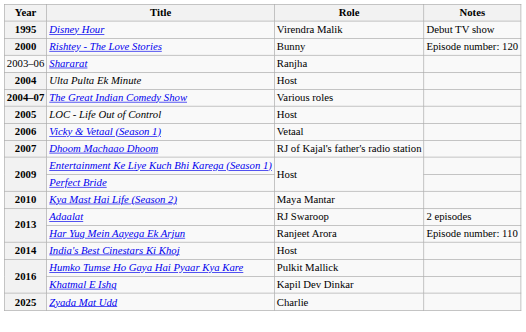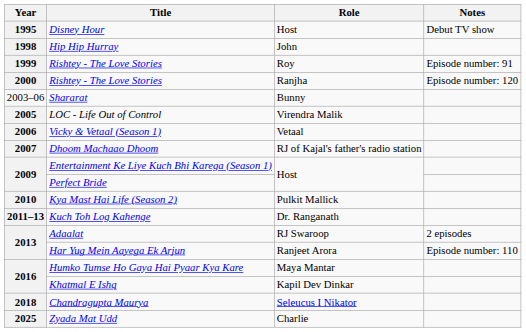(310, 30) Virendra Malik -> (287, 30) Host
+ row: (26, 47)
+ row: (26, 64)
(291, 47) Bunny -> (292, 81) Ranjha
(292, 64) Ranjha -> (291, 98) Bunny
- row: (26, 81)
- row: (26, 98)
(287, 115) Host -> (310, 115) Virendra Malik
(306, 200) Maya Mantar -> (308, 200) Pulkit Mallick
+ row: (26, 217)
- row: (26, 251)
(308, 268) Pulkit Mallick -> (306, 268) Maya Mantar
+ row: (26, 302)
